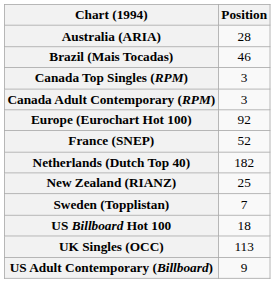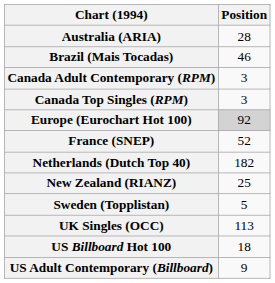rows swapped: (111, 78) <-> (111, 99)
(244, 120) no background -> (244, 120) lightgrey background
(244, 204) 7 -> (244, 204) 5
rows swapped: (111, 246) <-> (111, 225)
